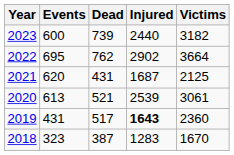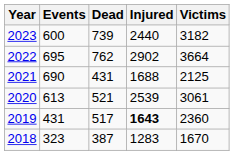(54, 77) 620 -> (54, 77) 690
(144, 77) 1687 -> (144, 77) 1688
